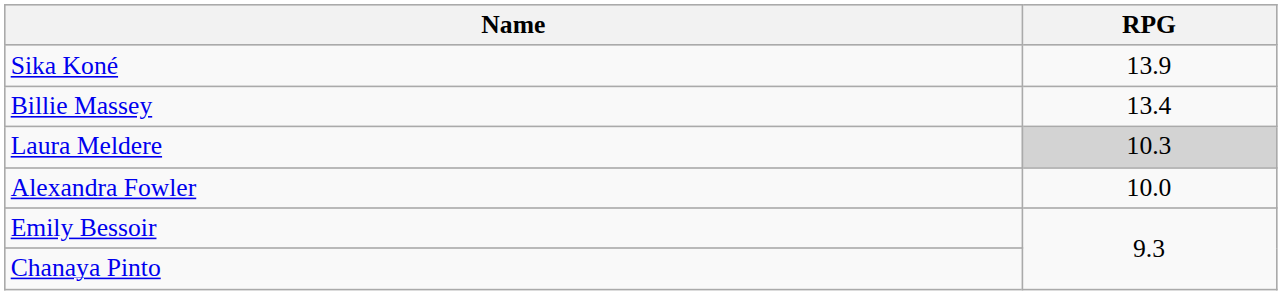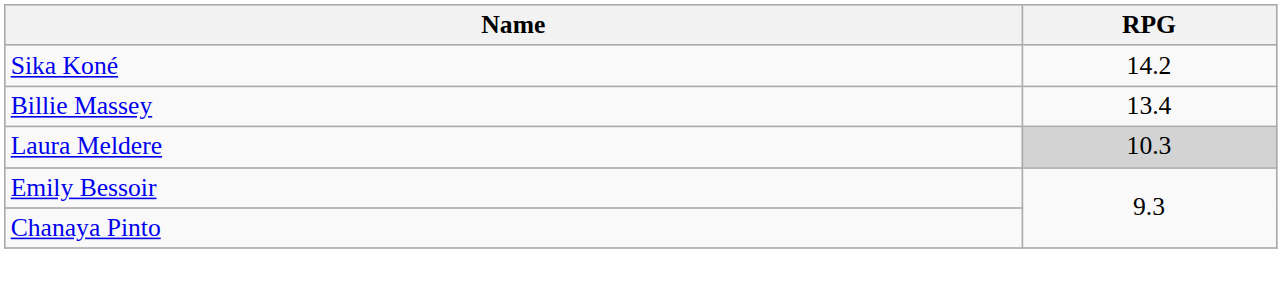(1149, 65) 13.9 -> (1149, 65) 14.2
- row: (103, 187)
